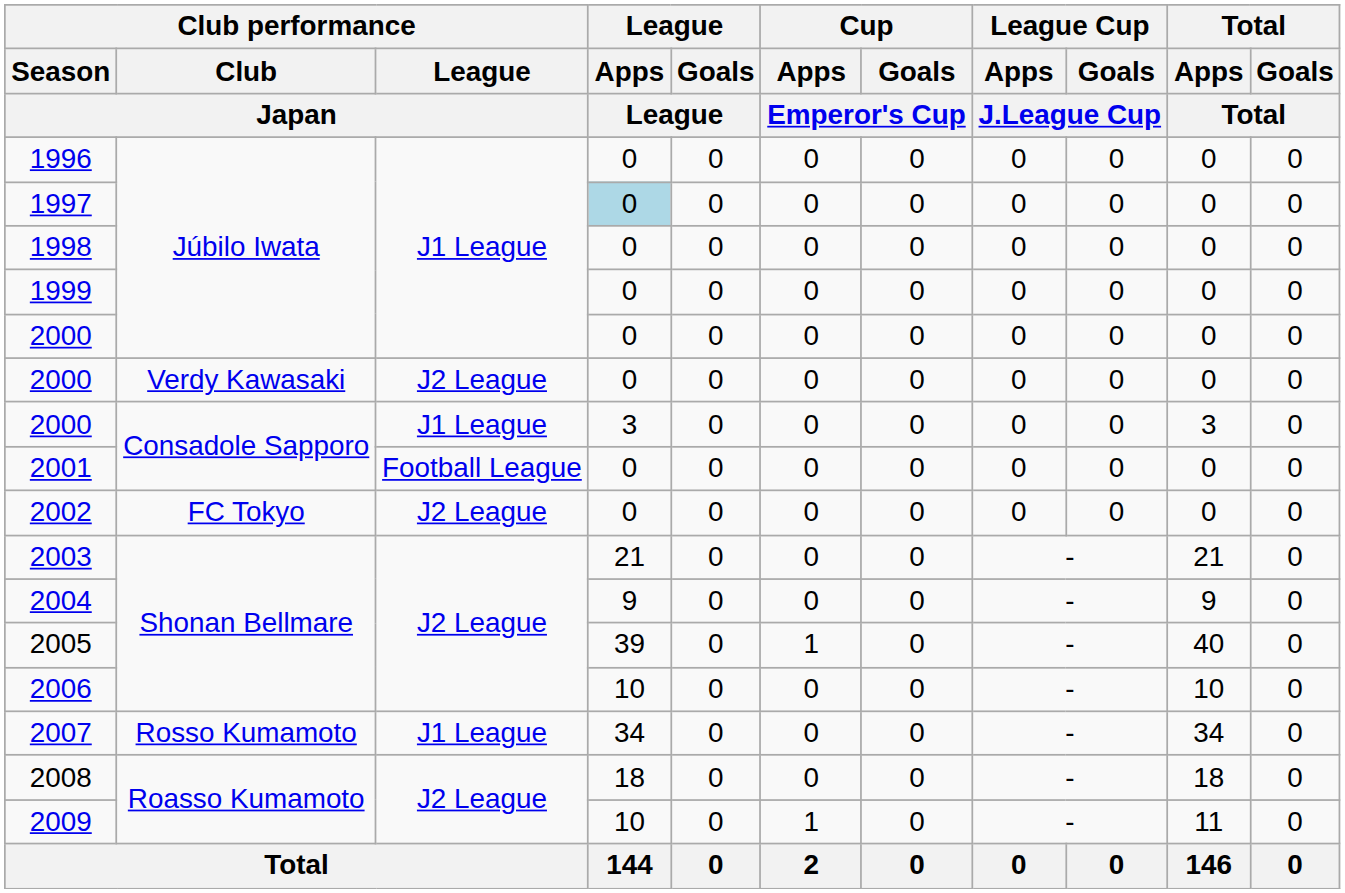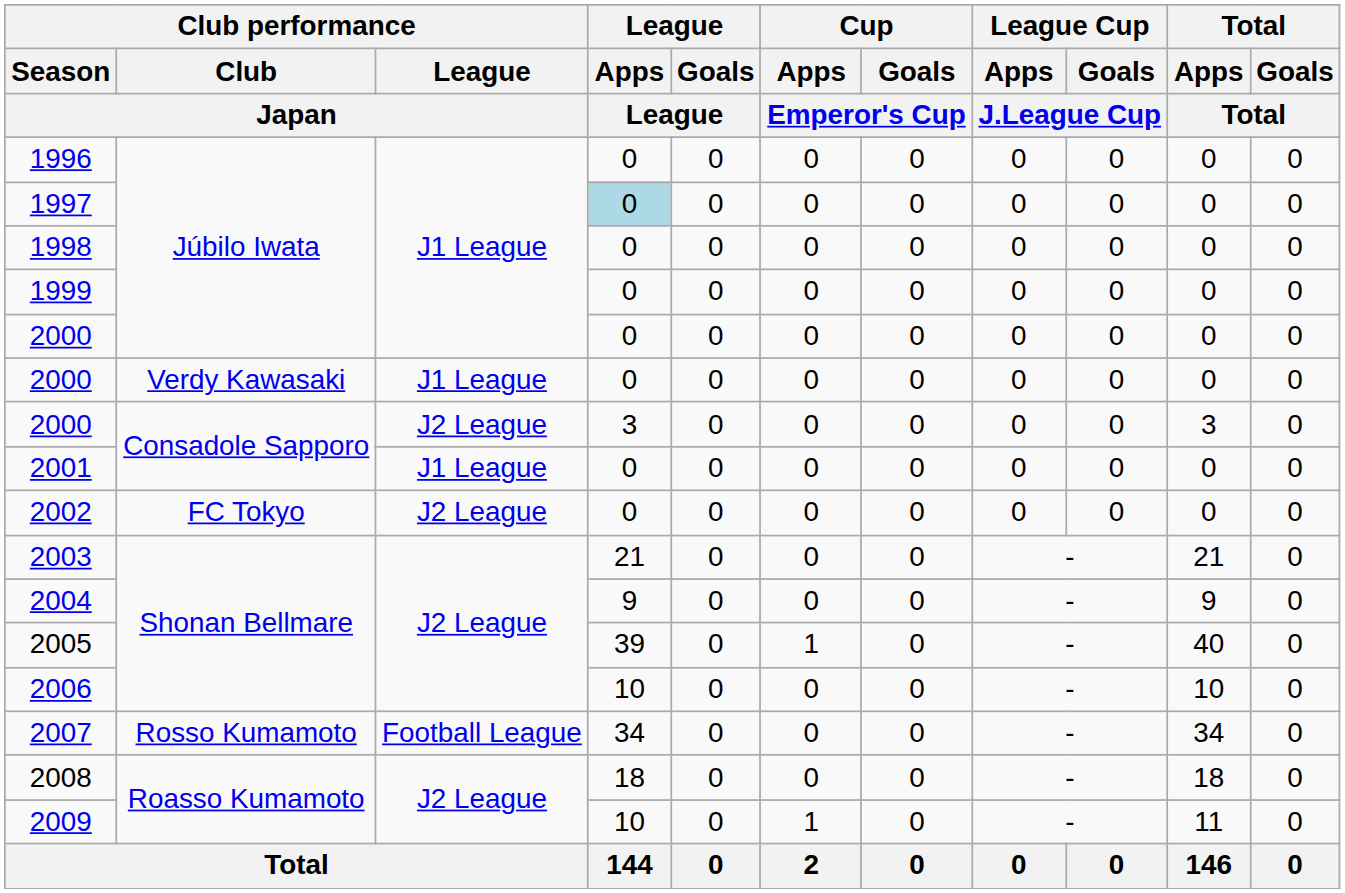(482, 379) J2 League -> (482, 379) J1 League
(482, 423) J1 League -> (482, 423) J2 League
(482, 468) Football League -> (482, 468) J1 League
(482, 733) J1 League -> (482, 733) Football League
